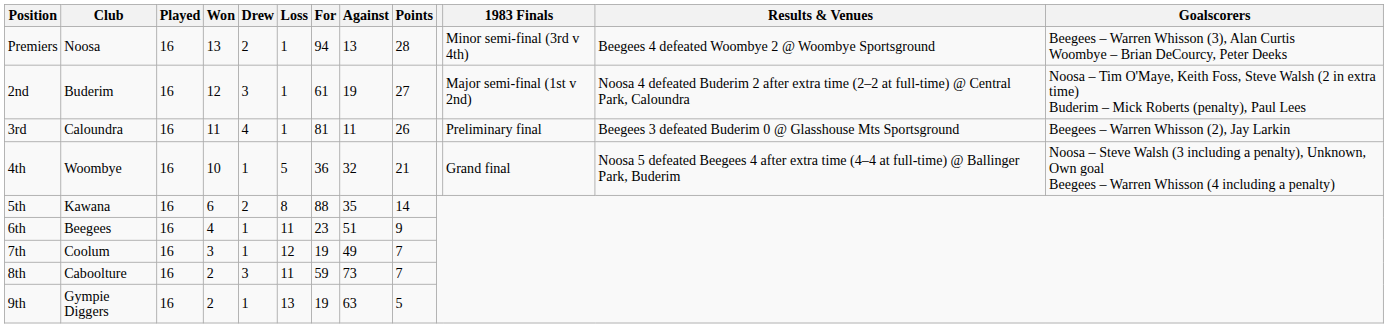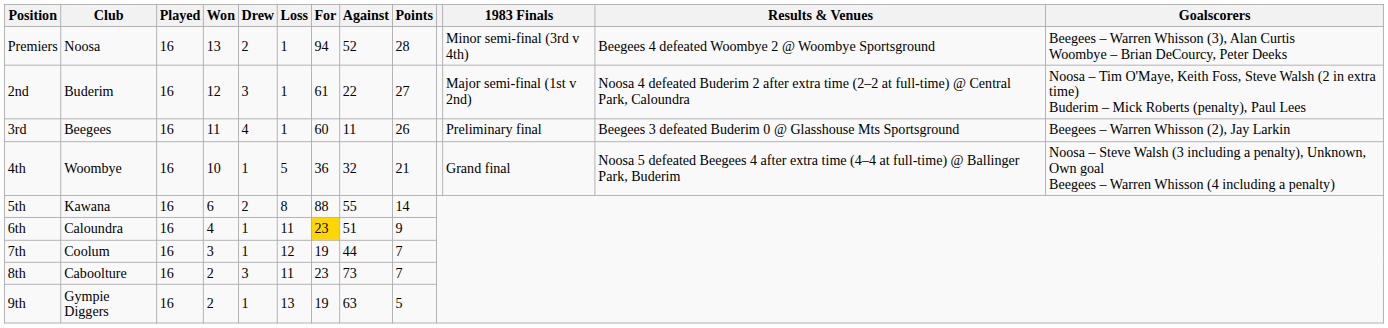(350, 45) 13 -> (350, 45) 52
(350, 92) 19 -> (350, 92) 22
(94, 130) Caloundra -> (88, 130) Beegees
(321, 130) 81 -> (321, 130) 60
(350, 206) 35 -> (350, 206) 55
(88, 228) Beegees -> (94, 228) Caloundra
(321, 228) no background -> (321, 228) gold background
(350, 251) 49 -> (350, 251) 44
(321, 273) 59 -> (321, 273) 23
